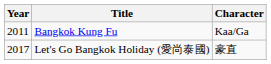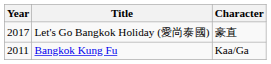rows swapped: (76, 31) <-> (122, 49)
